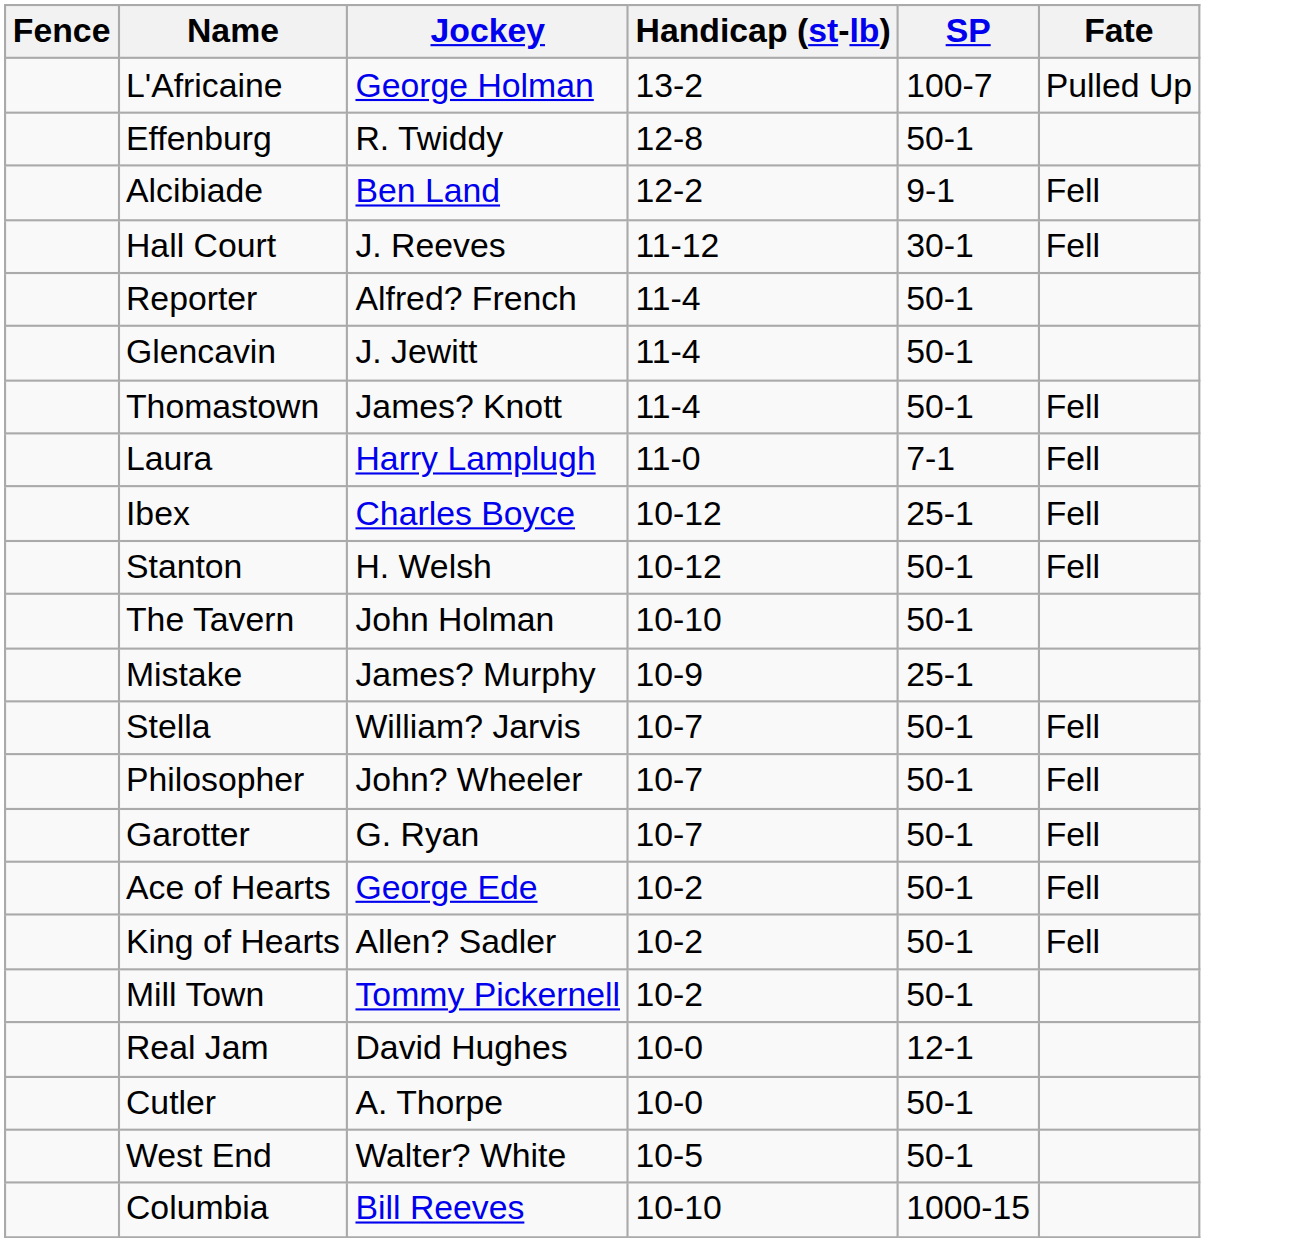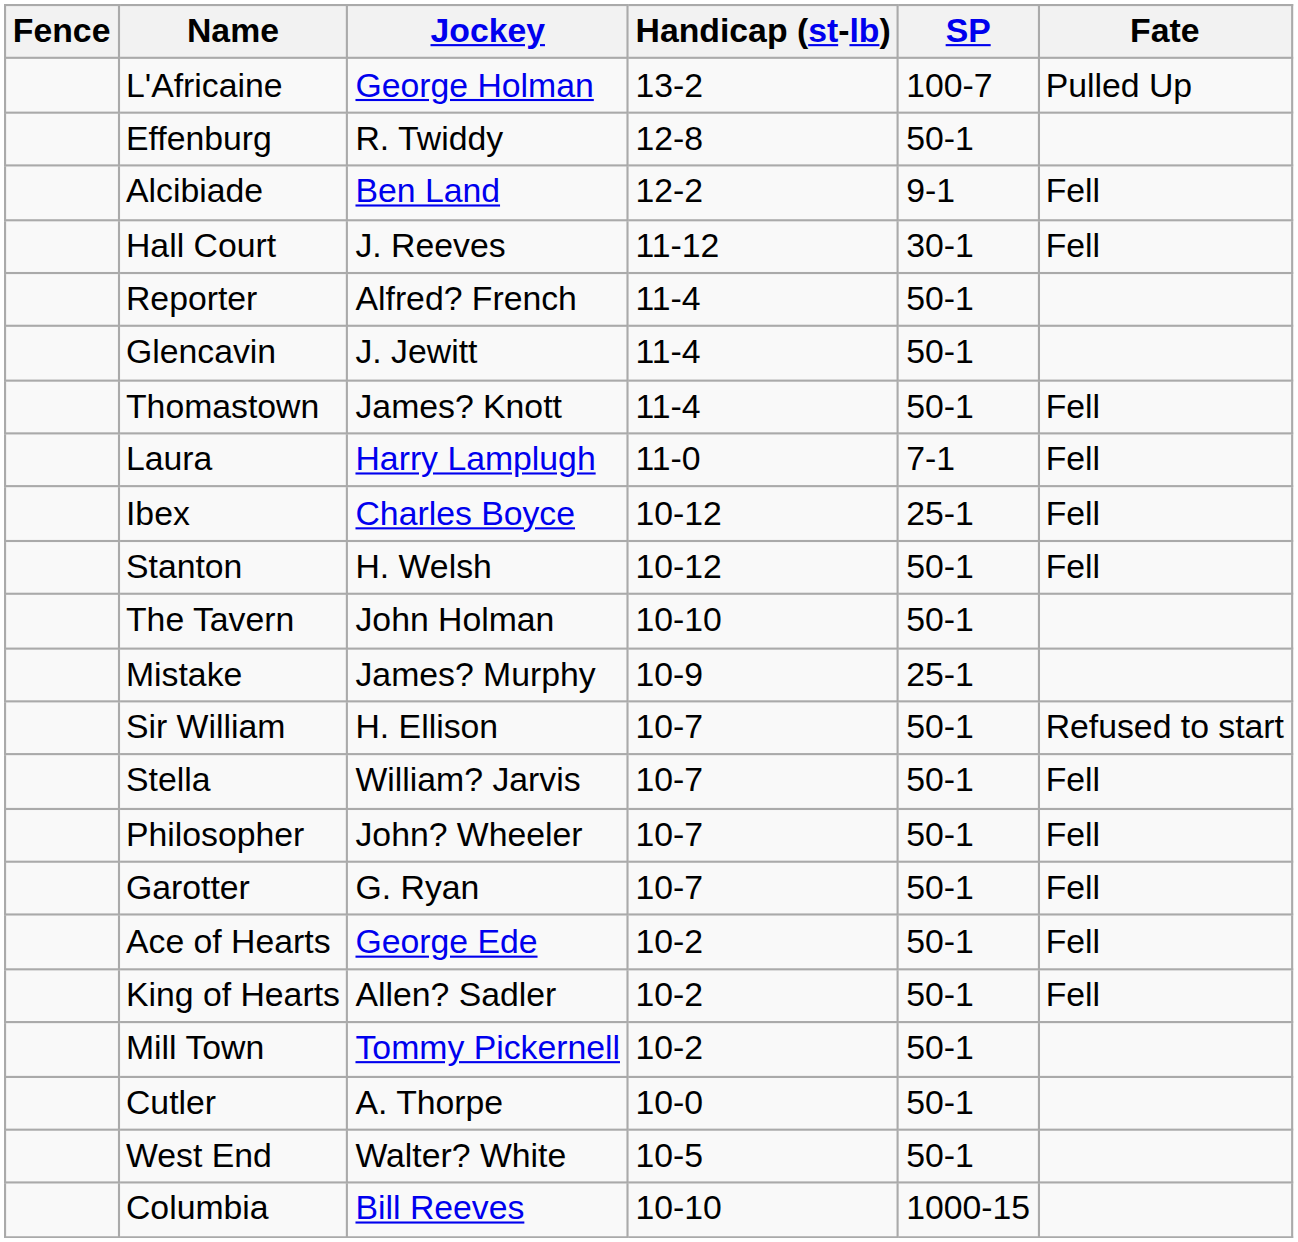+ row: (206, 727)
- row: (197, 1048)
